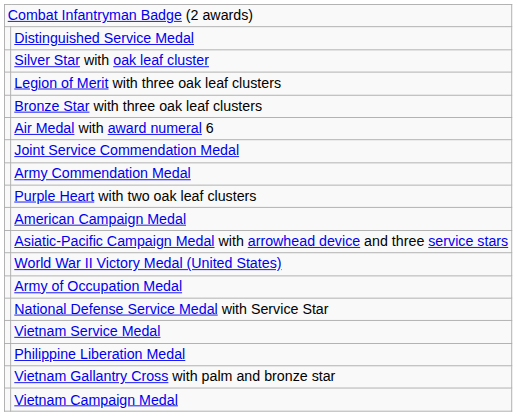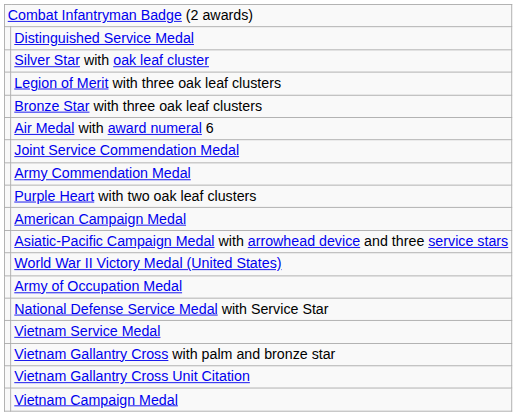- row: (100, 354)
+ row: (132, 377)
